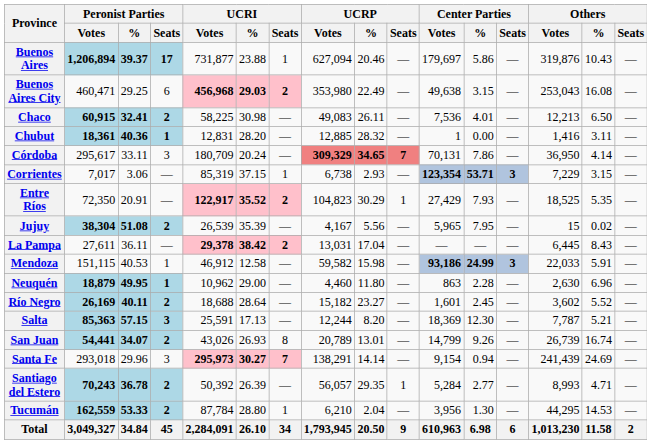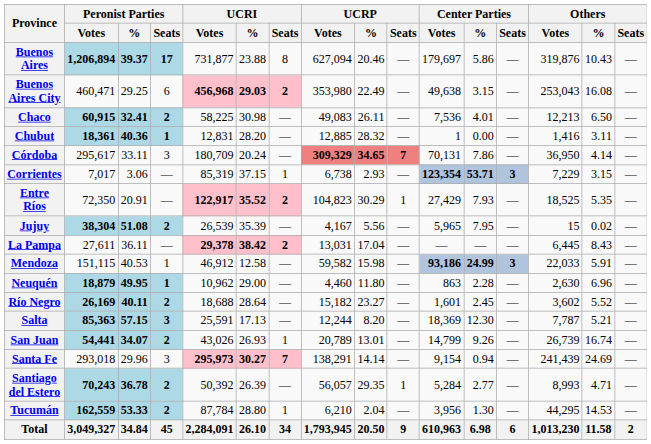(285, 58) 1 -> (285, 58) 8
(285, 339) 8 -> (285, 339) 1
